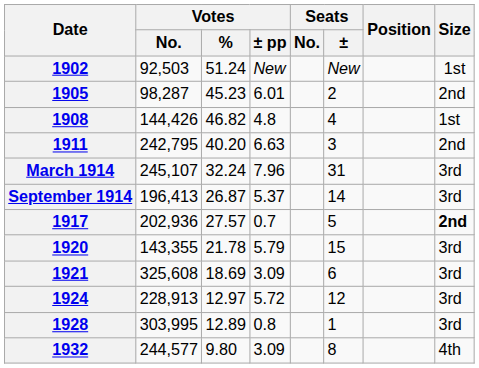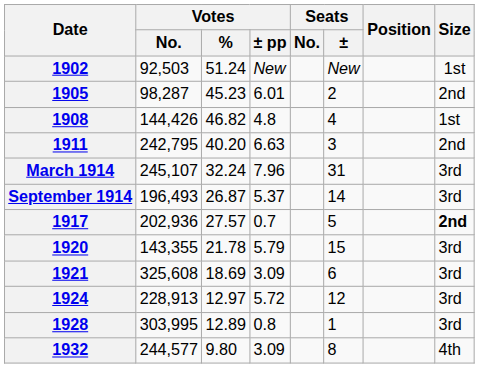(169, 196) 196,413 -> (169, 196) 196,493
